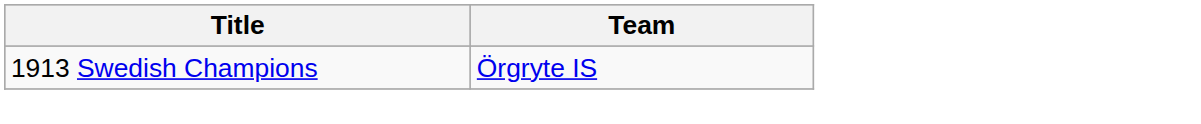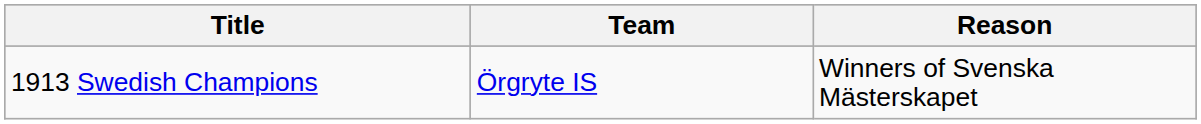+ column: (1005, 25)
